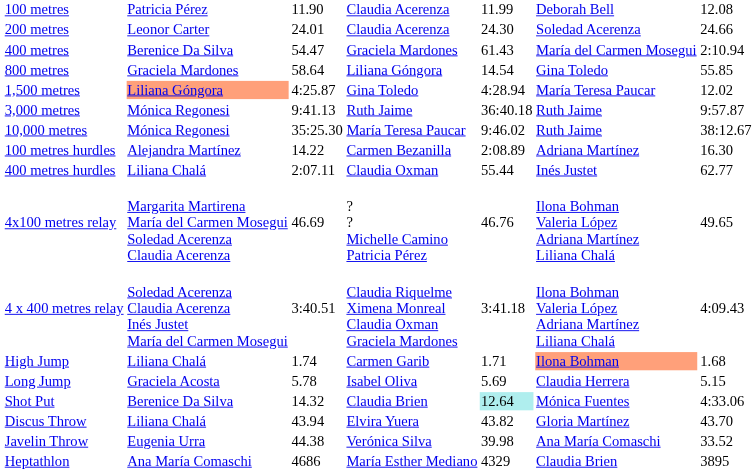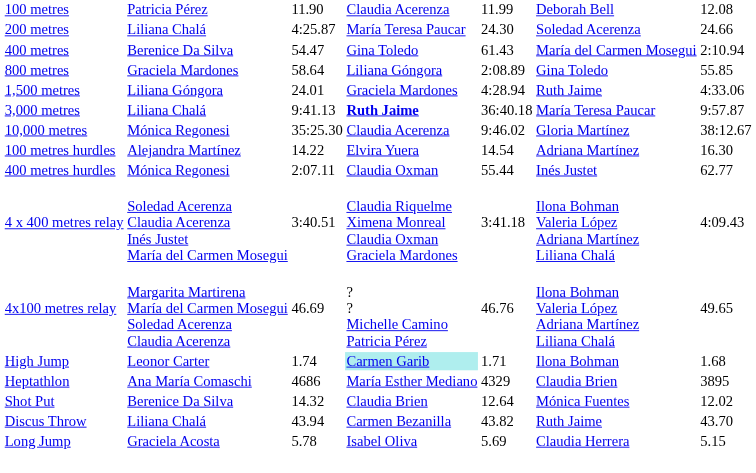(168, 29) Leonor Carter -> (167, 29) Liliana Chalá
(308, 29) 24.01 -> (313, 29) 4:25.87
(398, 29) Claudia Acerenza -> (406, 29) María Teresa Paucar
(402, 50) Graciela Mardones -> (382, 50) Gina Toledo
(497, 70) 14.54 -> (503, 70) 2:08.89
(175, 90) lightsalmon background -> (175, 90) no background
(313, 90) 4:25.87 -> (308, 90) 24.01
(382, 90) Gina Toledo -> (402, 90) Graciela Mardones
(596, 90) María Teresa Paucar -> (569, 90) Ruth Jaime
(717, 90) 12.02 -> (722, 90) 4:33.06
(178, 110) Mónica Regonesi -> (167, 110) Liliana Chalá
(379, 110) normal -> (383, 110) bold
(569, 110) Ruth Jaime -> (596, 110) María Teresa Paucar
(406, 130) María Teresa Paucar -> (398, 130) Claudia Acerenza
(569, 130) Ruth Jaime -> (583, 130) Gloria Martínez
(399, 150) Carmen Bezanilla -> (383, 150) Elvira Yuera
(503, 150) 2:08.89 -> (497, 150) 14.54
(167, 170) Liliana Chalá -> (178, 170) Mónica Regonesi
rows swapped: (61, 222) <-> (64, 308)
(167, 361) Liliana Chalá -> (168, 361) Leonor Carter
(388, 361) no background -> (388, 361) paleturquoise background
(578, 361) lightsalmon background -> (578, 361) no background
rows swapped: (38, 381) <-> (37, 461)
(497, 401) paleturquoise background -> (497, 401) no background
(722, 401) 4:33.06 -> (717, 401) 12.02
(383, 421) Elvira Yuera -> (399, 421) Carmen Bezanilla
(583, 421) Gloria Martínez -> (569, 421) Ruth Jaime
- row: (46, 441)
